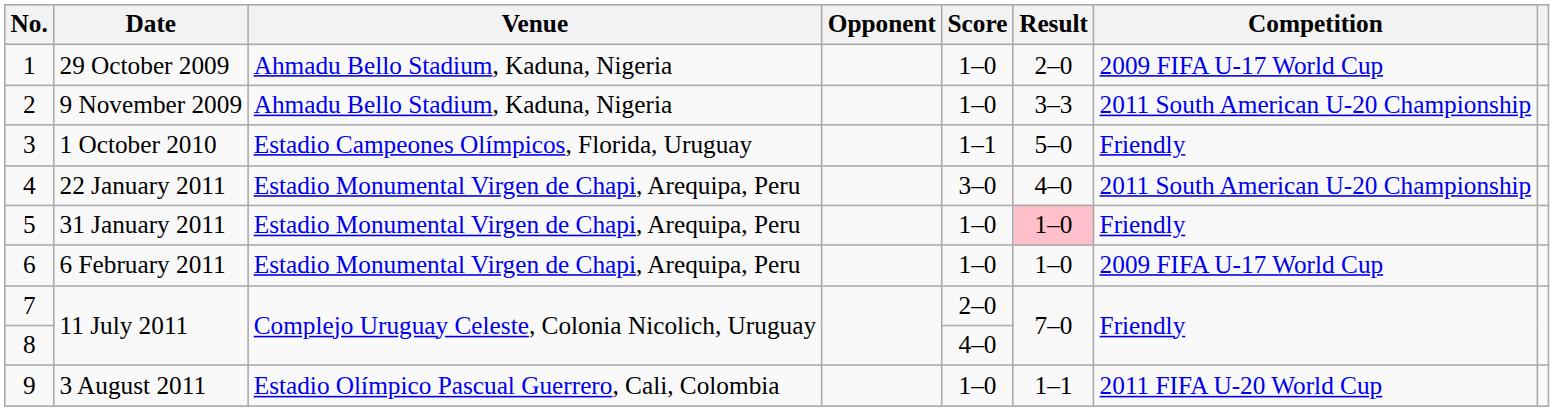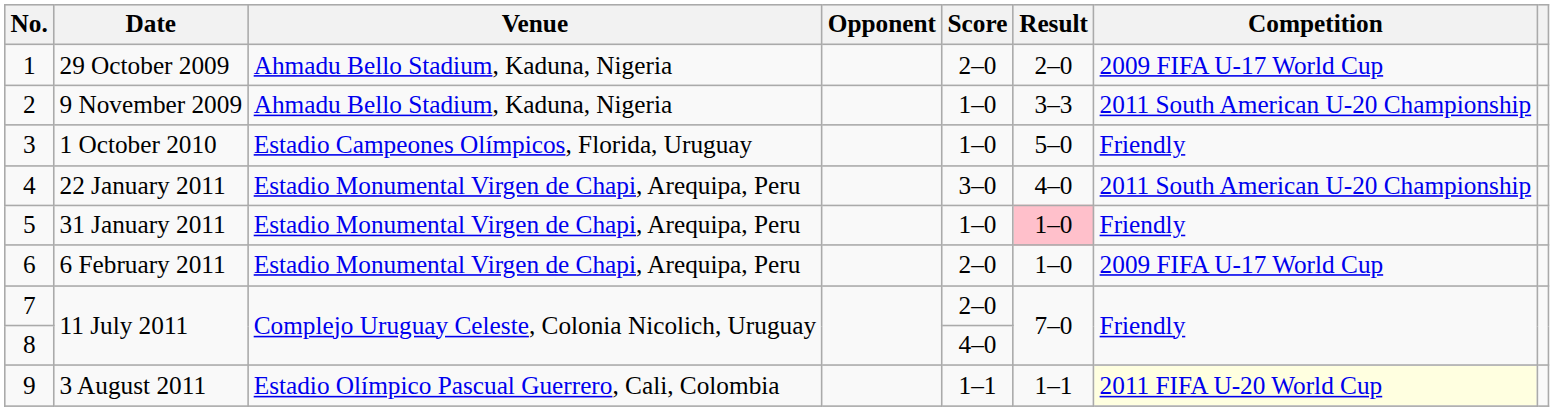(978, 64) 1–0 -> (978, 64) 2–0
(978, 144) 1–1 -> (978, 144) 1–0
(978, 265) 1–0 -> (978, 265) 2–0
(978, 385) 1–0 -> (978, 385) 1–1
(1241, 385) no background -> (1241, 385) lightyellow background
